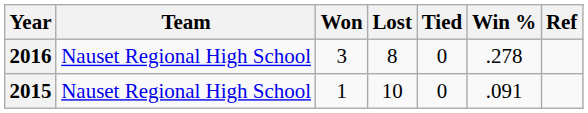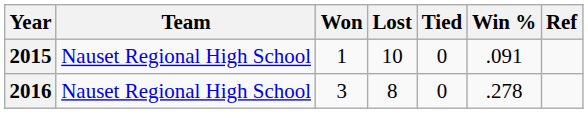rows swapped: (31, 91) <-> (31, 56)
